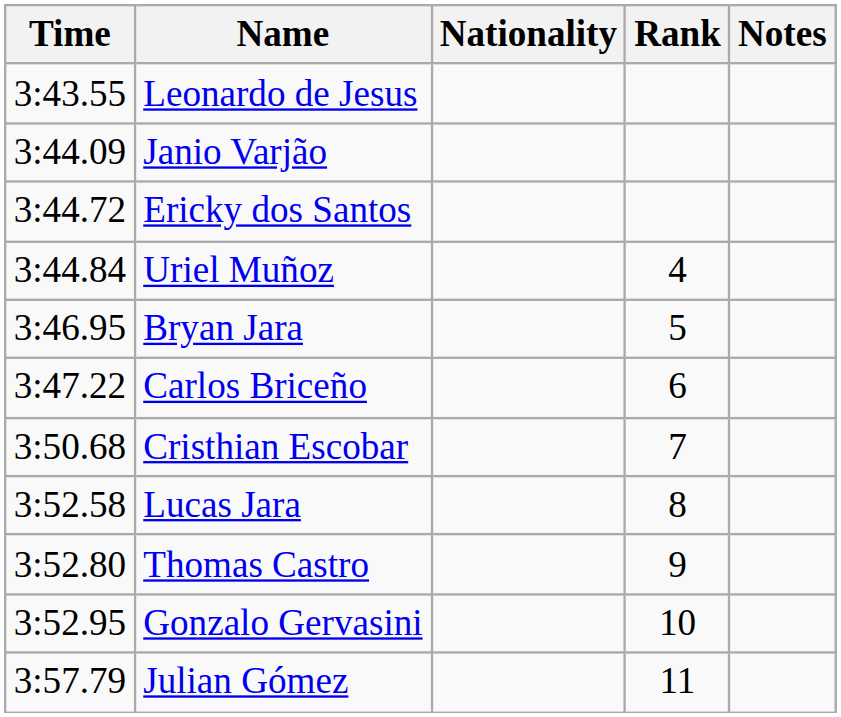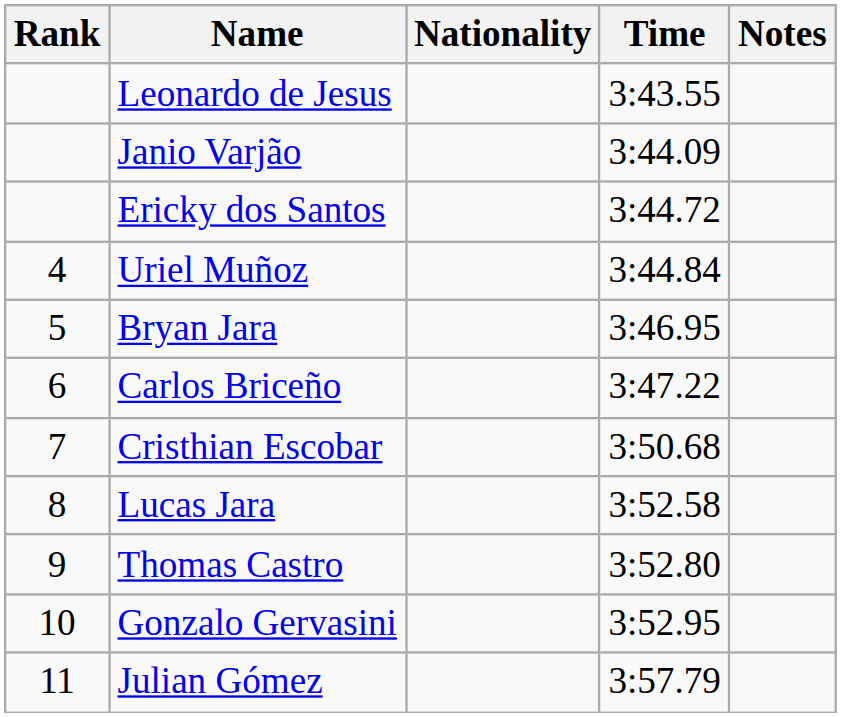columns swapped: (678, 33) <-> (70, 33)
